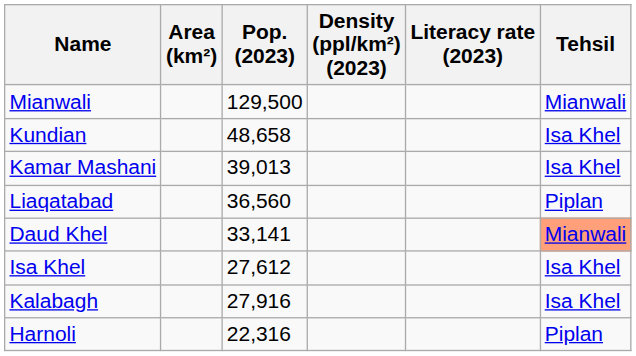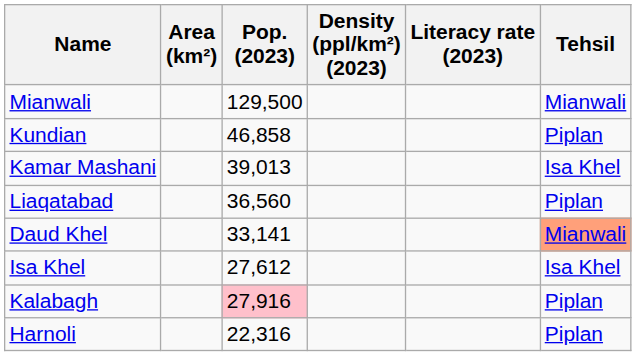(259, 134) 48,658 -> (259, 134) 46,858
(583, 134) Isa Khel -> (574, 134) Piplan
(259, 300) no background -> (259, 300) pink background
(583, 300) Isa Khel -> (574, 300) Piplan
